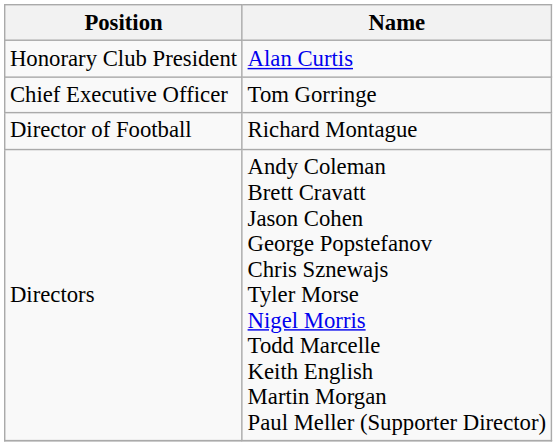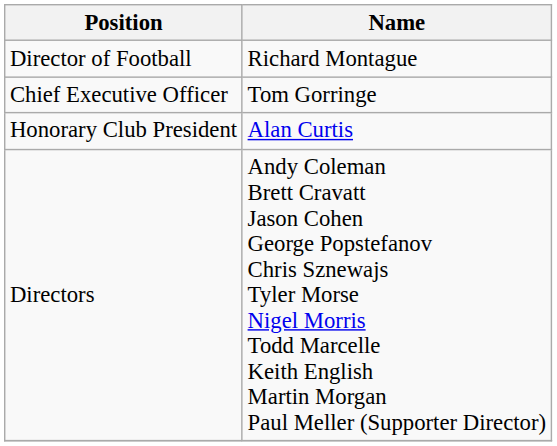rows swapped: (124, 58) <-> (101, 130)
